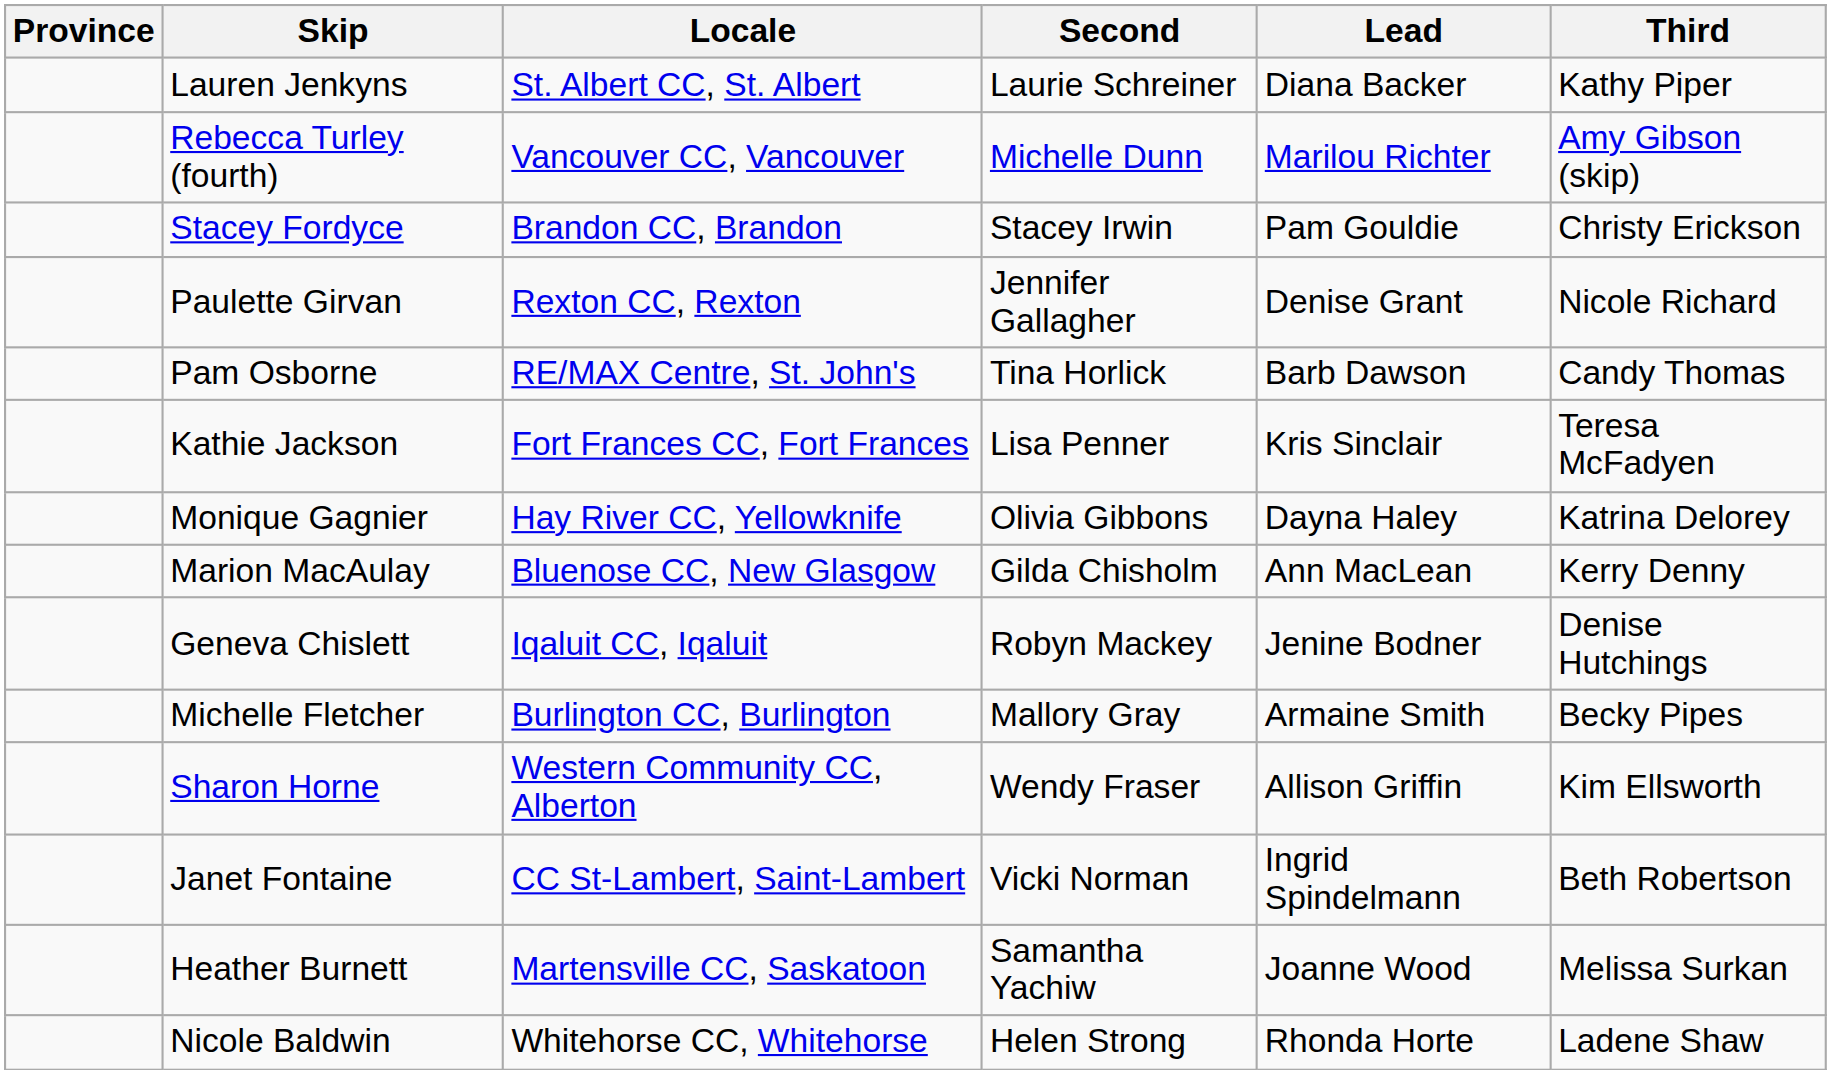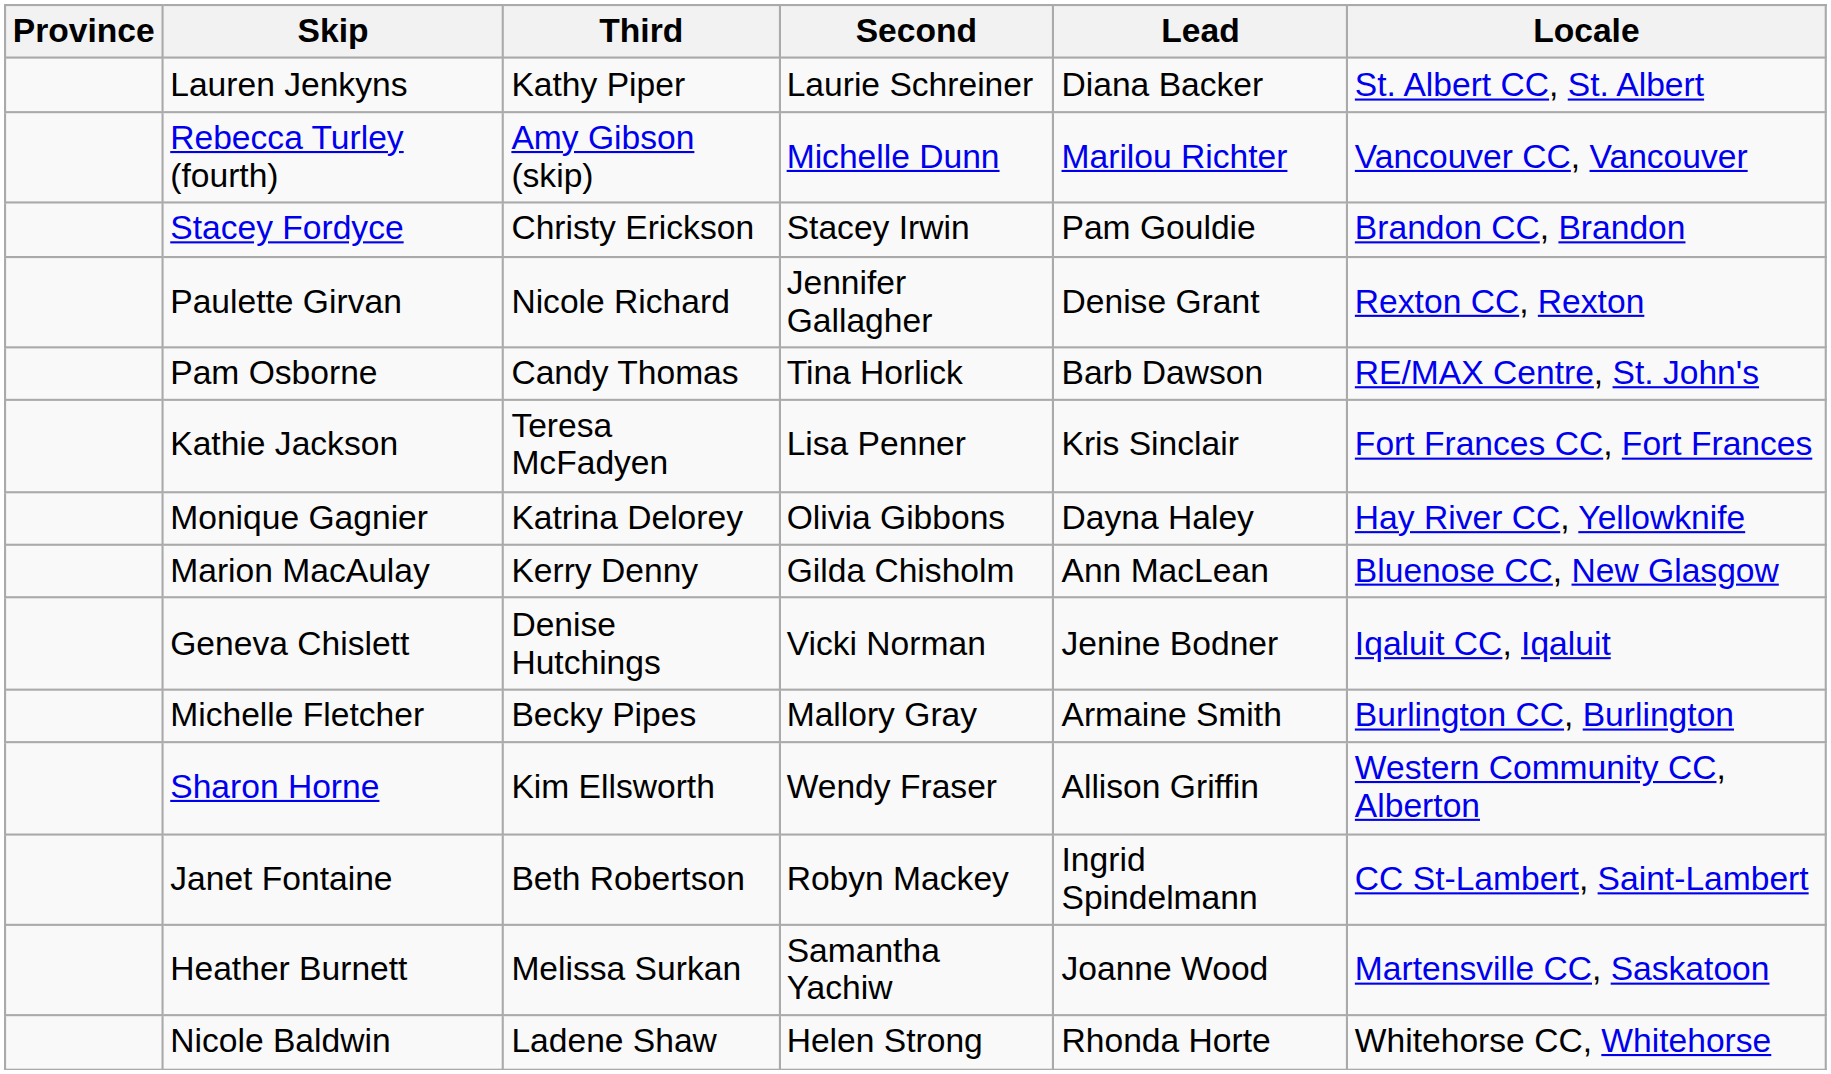columns swapped: (1688, 31) <-> (743, 31)
(1101, 643) Robyn Mackey -> (886, 643) Vicki Norman
(1090, 878) Vicki Norman -> (898, 878) Robyn Mackey
